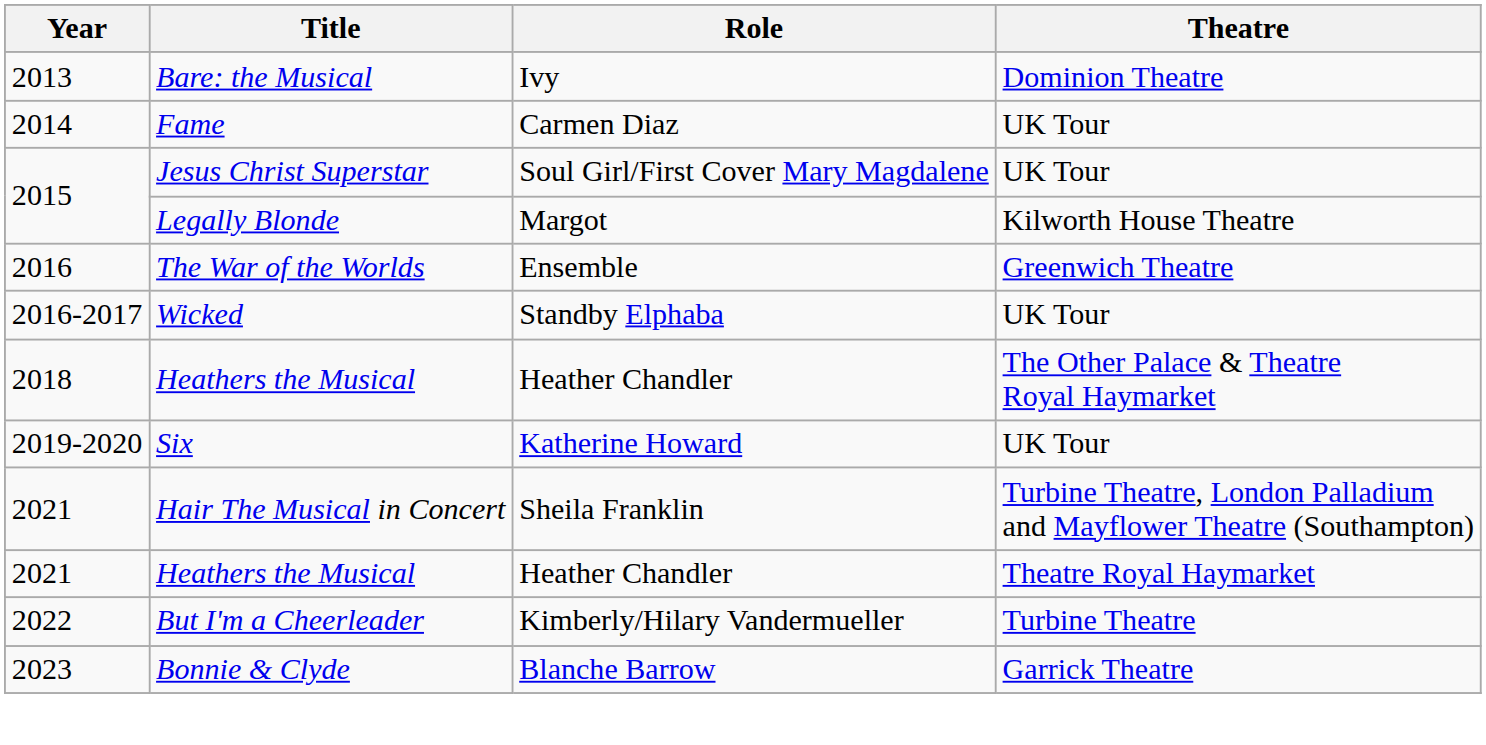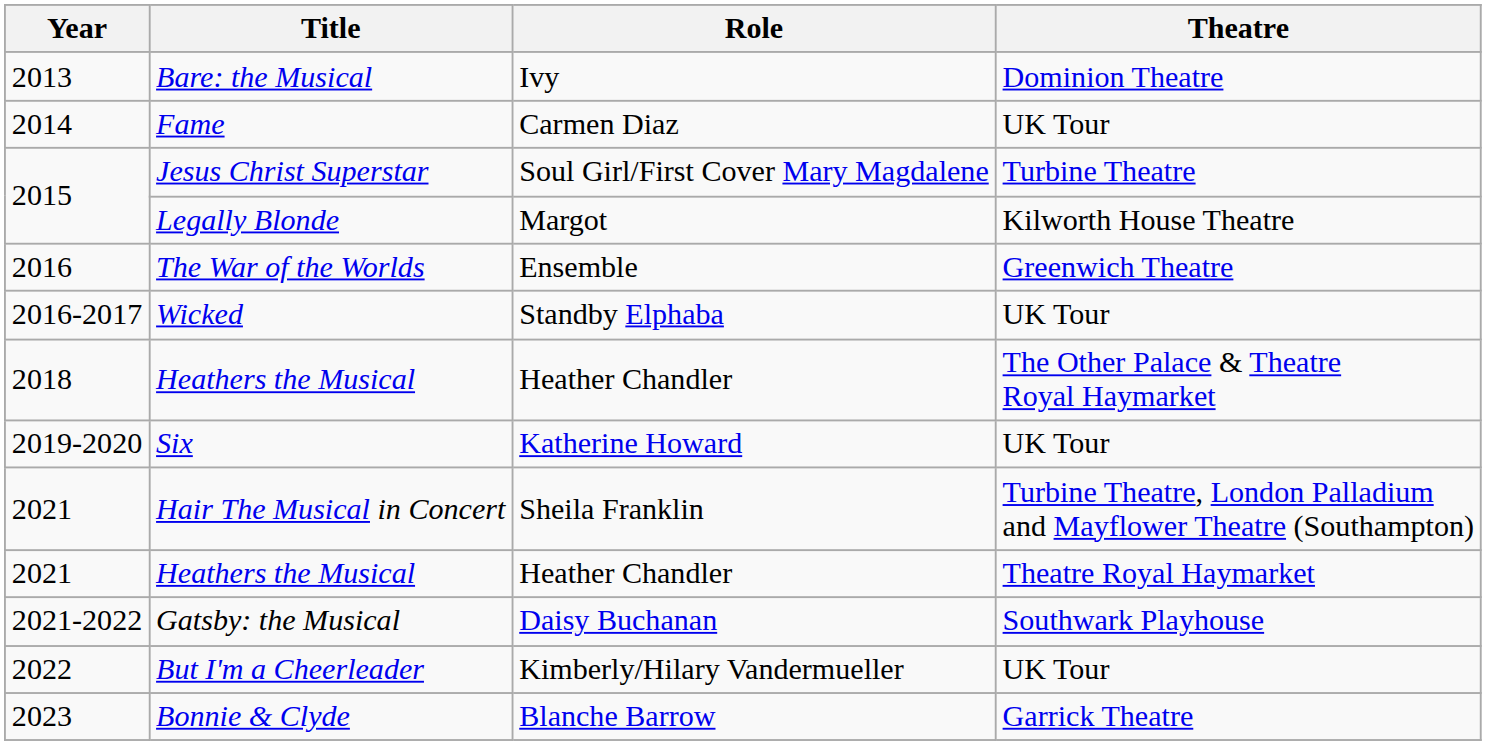(1056, 171) UK Tour -> (1099, 171) Turbine Theatre
+ row: (77, 620)
(1099, 620) Turbine Theatre -> (1056, 668) UK Tour
